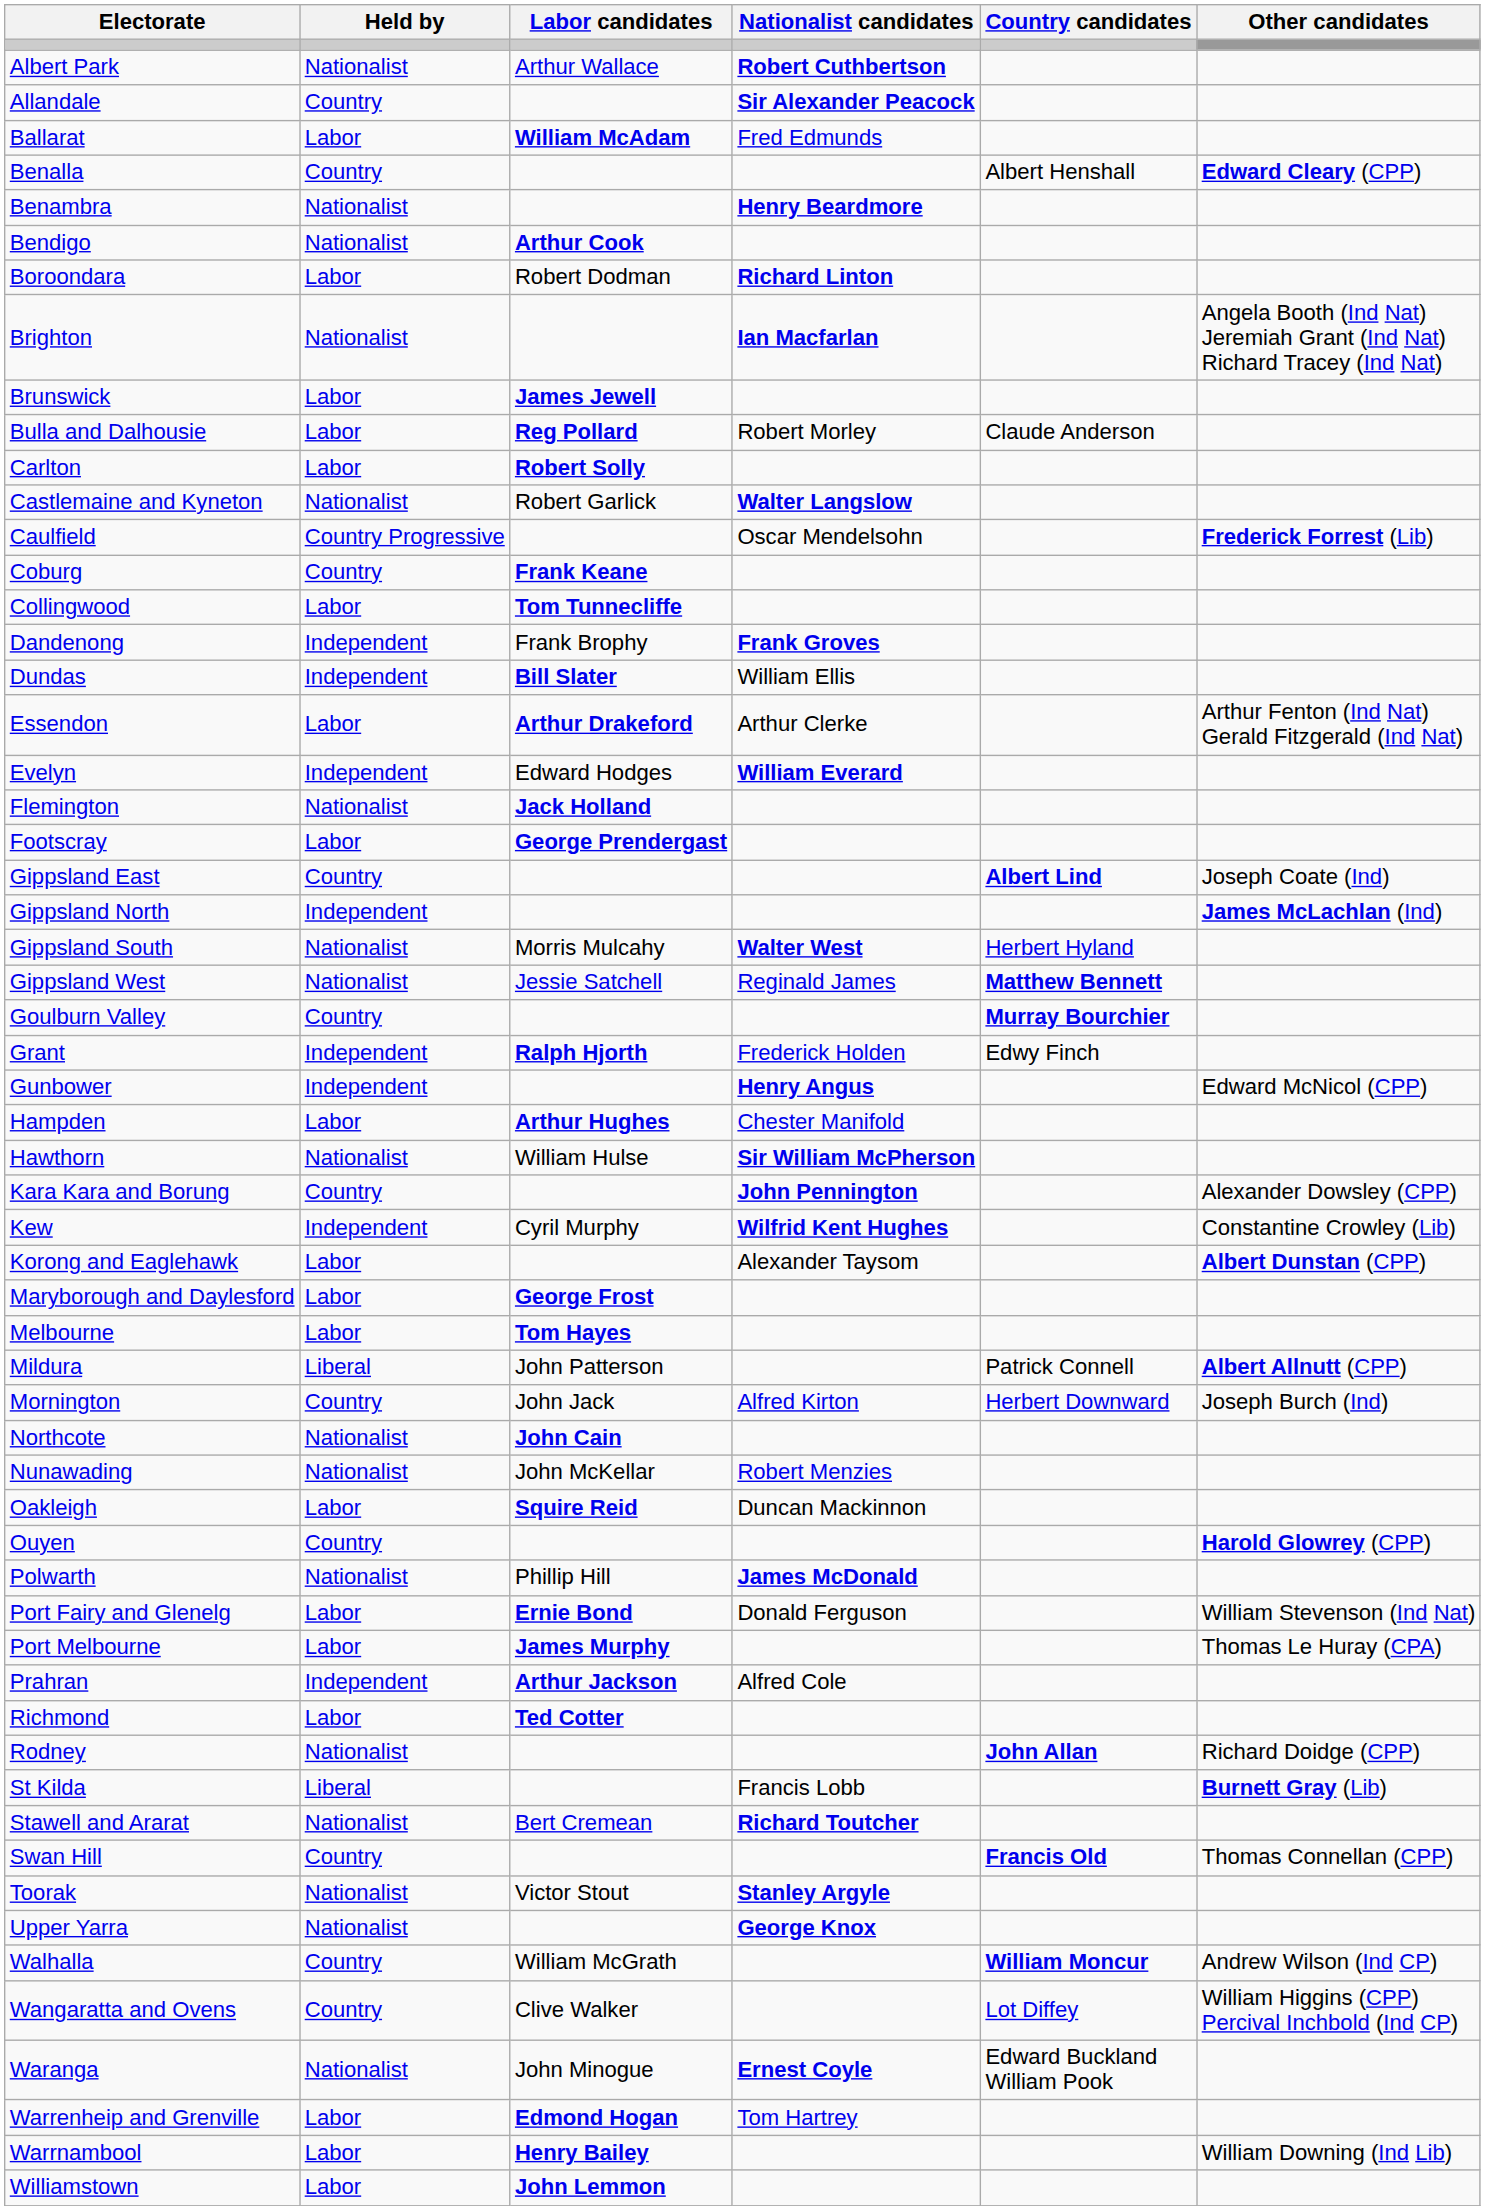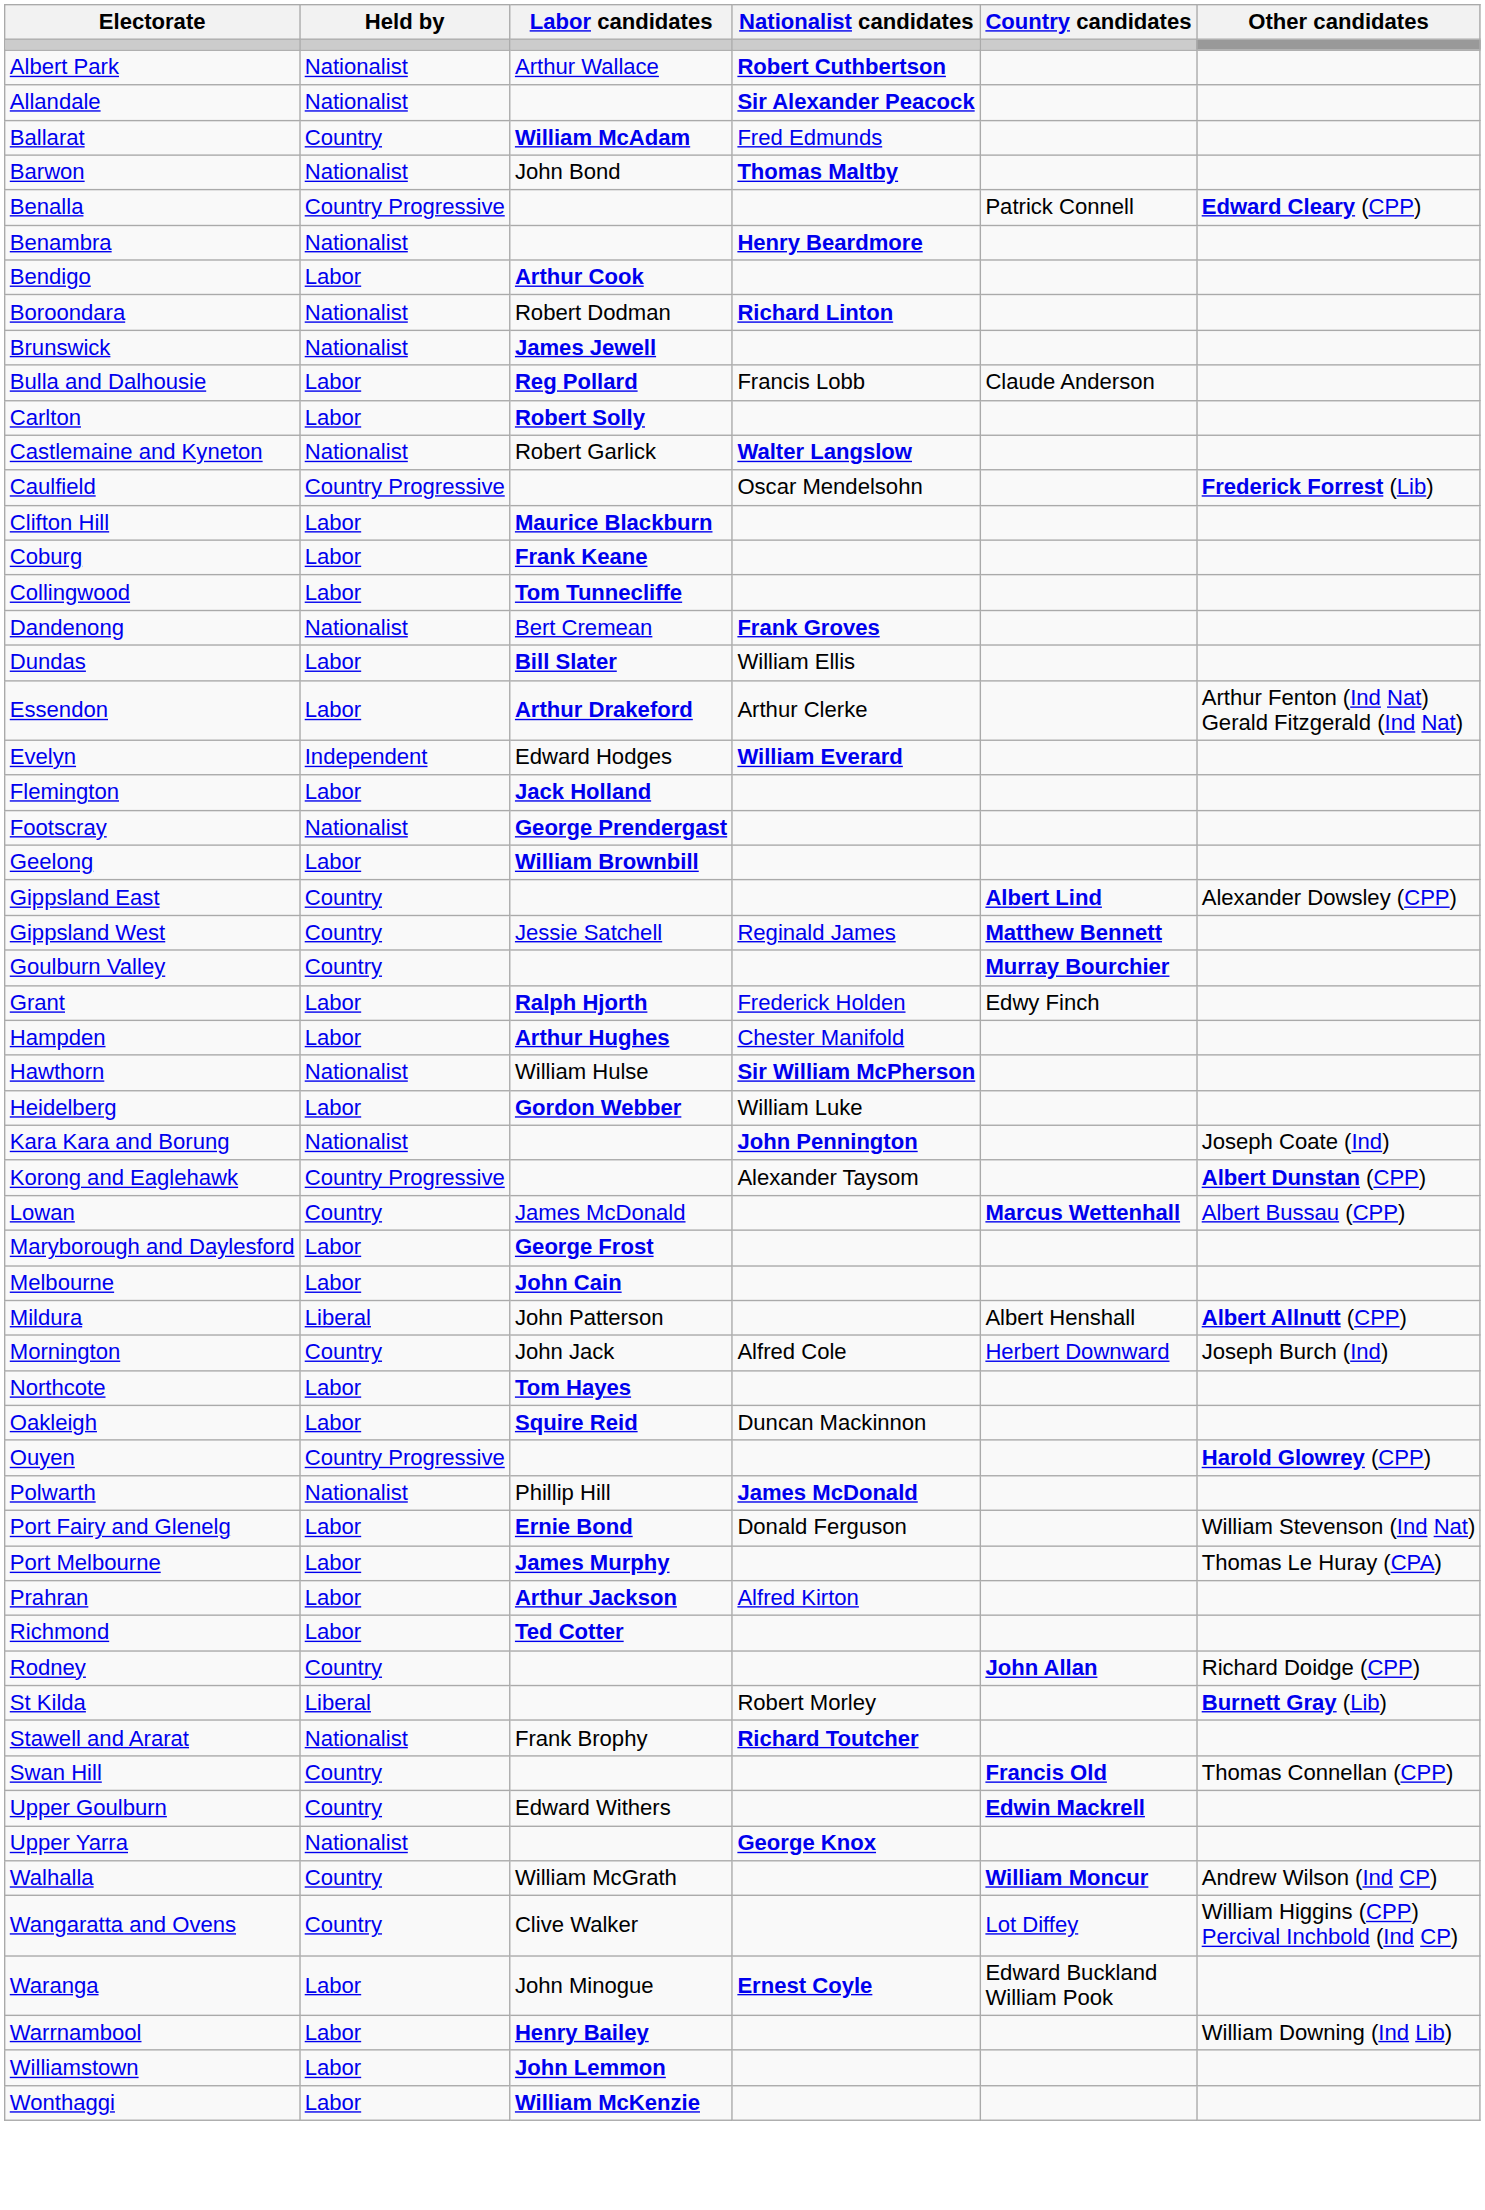(343, 102) Country -> (356, 102) Nationalist
(333, 137) Labor -> (343, 137) Country
+ row: (47, 172)
(343, 172) Country -> (405, 207) Country Progressive
(1060, 172) Albert Henshall -> (1060, 207) Patrick Connell
(356, 242) Nationalist -> (333, 277) Labor
(333, 277) Labor -> (356, 312) Nationalist
- row: (51, 337)
(333, 397) Labor -> (356, 347) Nationalist
(807, 432) Robert Morley -> (801, 382) Francis Lobb
+ row: (59, 522)
(343, 572) Country -> (333, 557) Labor
(366, 642) Independent -> (356, 627) Nationalist
(581, 642) Frank Brophy -> (584, 627) Bert Cremean
(366, 677) Independent -> (333, 662) Labor
(356, 807) Nationalist -> (333, 792) Labor
(333, 842) Labor -> (356, 827) Nationalist
+ row: (52, 862)
(1296, 877) Joseph Coate (Ind) -> (1329, 897) Alexander Dowsley (CPP)
- row: (90, 912)
- row: (91, 947)
(356, 982) Nationalist -> (343, 932) Country
(366, 1052) Independent -> (333, 1002) Labor
- row: (61, 1087)
+ row: (63, 1107)
(343, 1192) Country -> (356, 1142) Nationalist
(1329, 1192) Alexander Dowsley (CPP) -> (1296, 1142) Joseph Coate (Ind)
- row: (31, 1227)
(333, 1262) Labor -> (405, 1177) Country Progressive
+ row: (42, 1212)
(573, 1332) Tom Hayes -> (568, 1282) John Cain
(1060, 1367) Patrick Connell -> (1060, 1317) Albert Henshall
(798, 1402) Alfred Kirton -> (792, 1352) Alfred Cole
(356, 1437) Nationalist -> (333, 1387) Labor
(568, 1437) John Cain -> (573, 1387) Tom Hayes
- row: (71, 1472)
(343, 1542) Country -> (405, 1457) Country Progressive
(366, 1682) Independent -> (333, 1597) Labor
(792, 1682) Alfred Cole -> (798, 1597) Alfred Kirton
(356, 1752) Nationalist -> (343, 1667) Country
(801, 1787) Francis Lobb -> (807, 1702) Robert Morley
(584, 1822) Bert Cremean -> (581, 1737) Frank Brophy
- row: (43, 1892)
+ row: (88, 1807)
(356, 2069) Nationalist -> (333, 1985) Labor
- row: (135, 2117)
+ row: (62, 2102)
